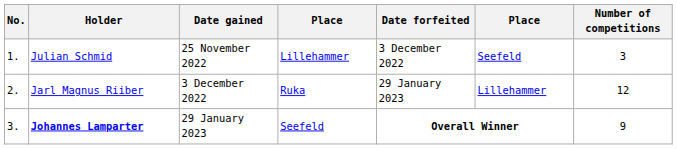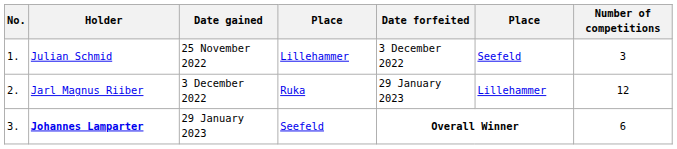(623, 126) 9 -> (623, 126) 6
